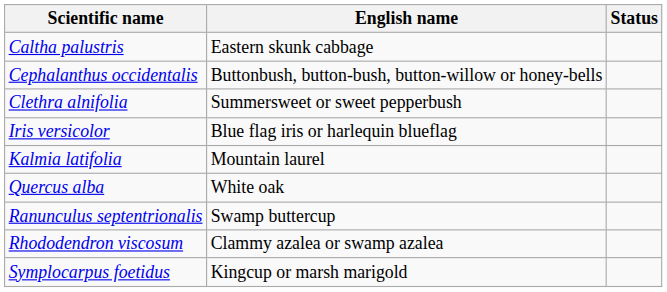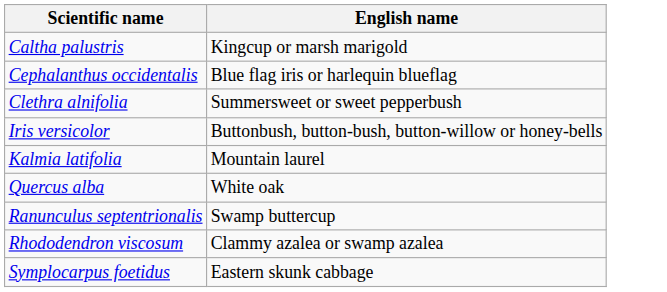- column: (634, 18)
(292, 46) Eastern skunk cabbage -> (309, 46) Kingcup or marsh marigold
(407, 74) Buttonbush, button-bush, button-willow or honey-bells -> (334, 74) Blue flag iris or harlequin blueflag
(334, 131) Blue flag iris or harlequin blueflag -> (407, 131) Buttonbush, button-bush, button-willow or honey-bells
(309, 272) Kingcup or marsh marigold -> (292, 272) Eastern skunk cabbage
